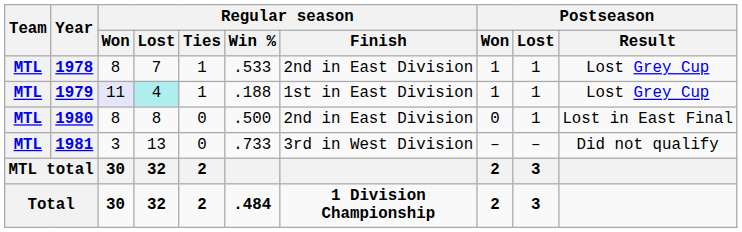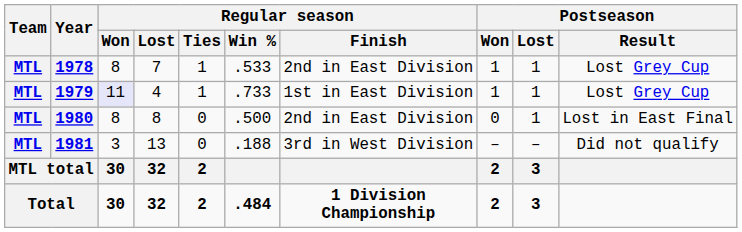(156, 94) paleturquoise background -> (156, 94) no background
(252, 94) .188 -> (252, 94) .733
(252, 145) .733 -> (252, 145) .188
